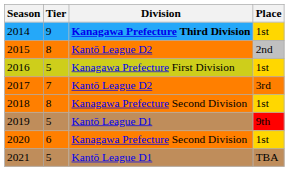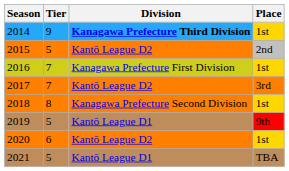(49, 49) 8 -> (49, 49) 5
(49, 67) 5 -> (49, 67) 7
(159, 139) Kanagawa Prefecture Second Division -> (112, 139) Kantō League D2
